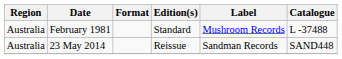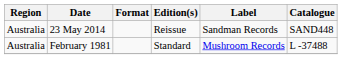rows swapped: (80, 29) <-> (77, 45)
